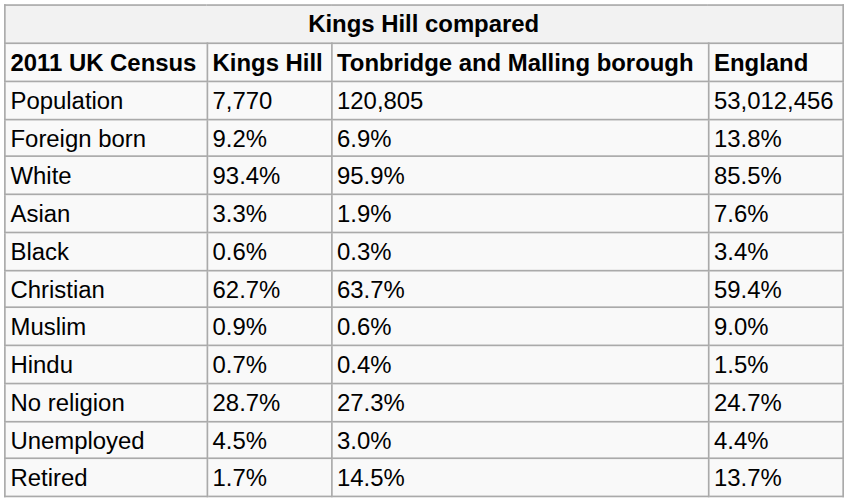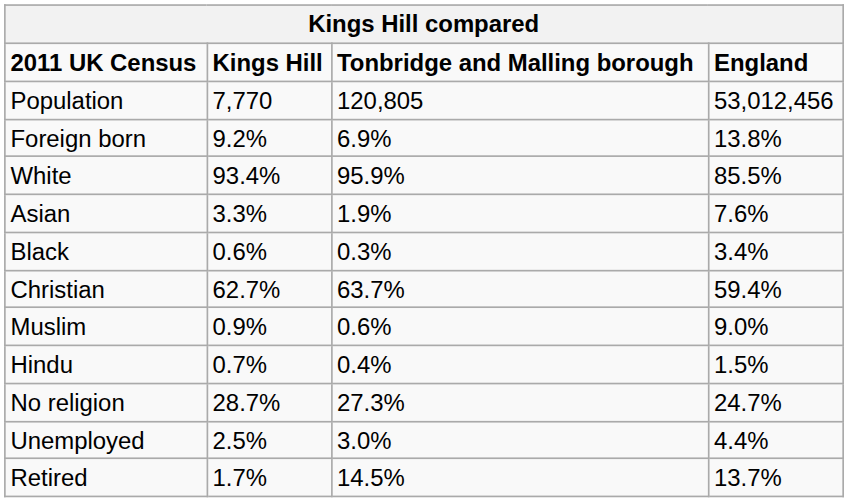(240, 440) 4.5% -> (240, 440) 2.5%
